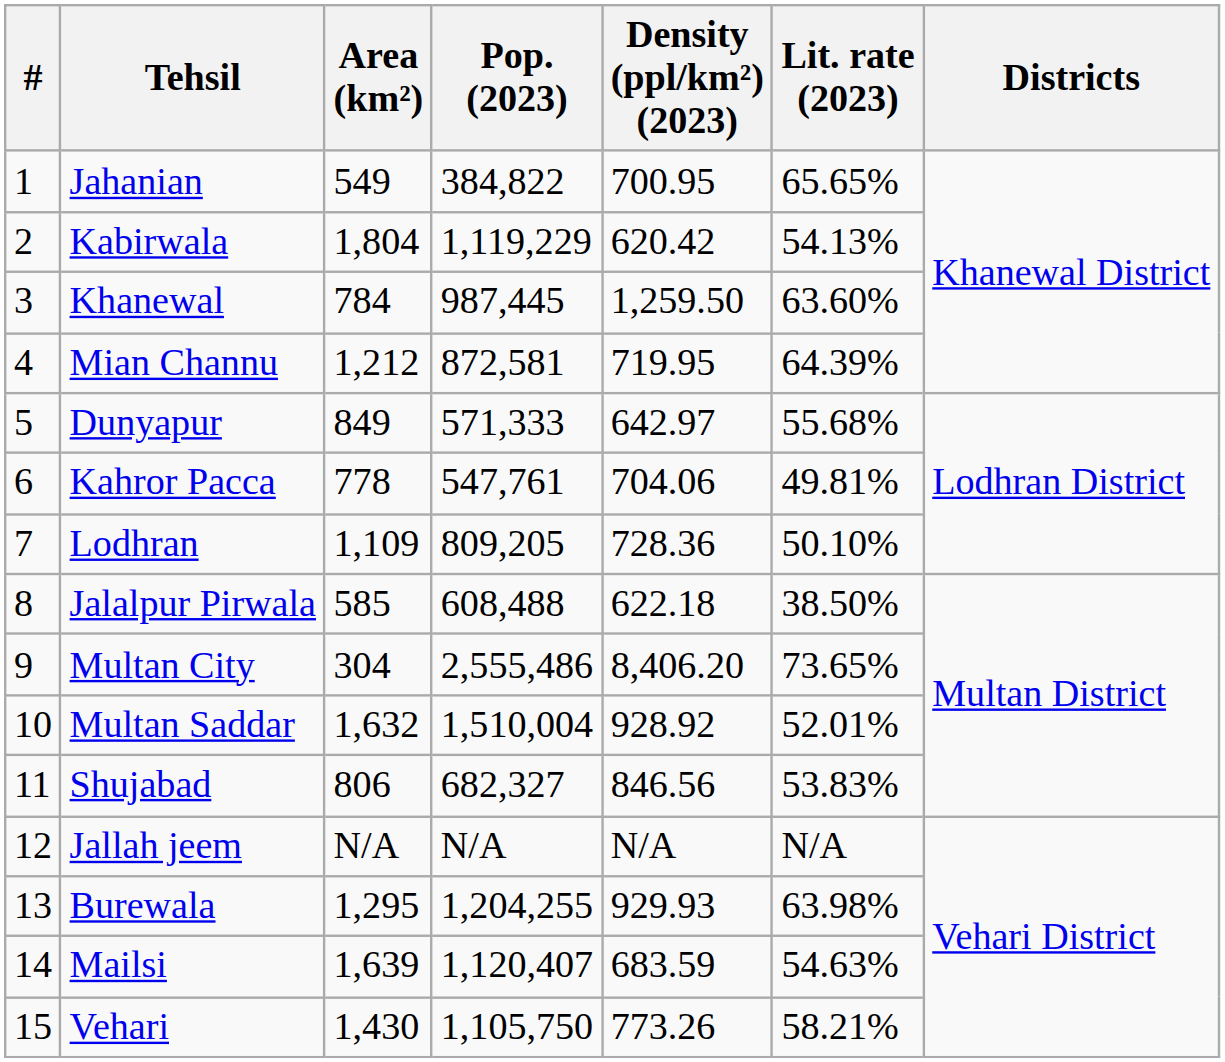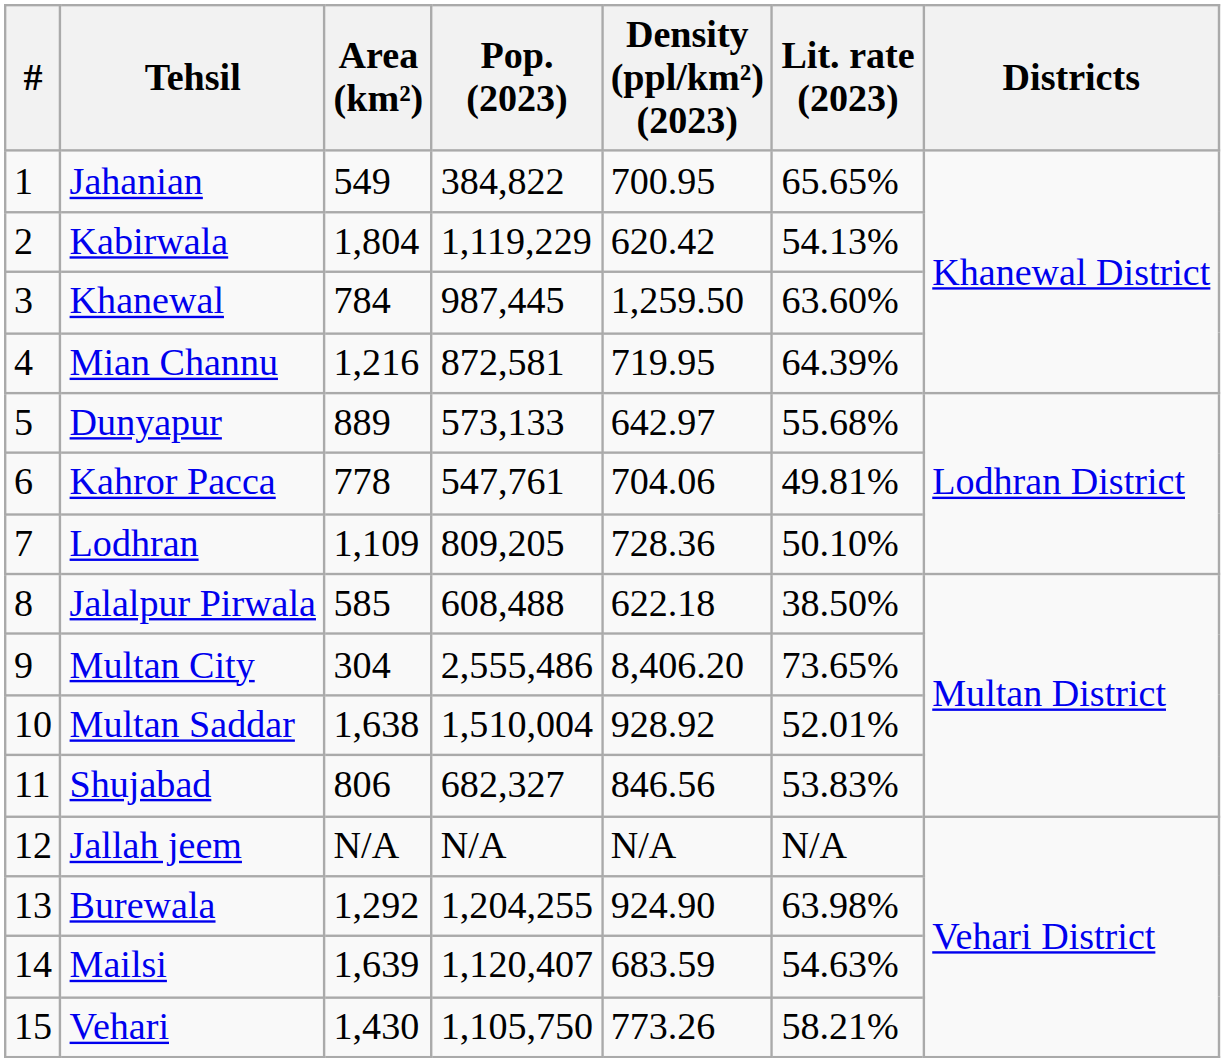(376, 361) 1,212 -> (376, 361) 1,216
(362, 422) 849 -> (362, 422) 889
(503, 422) 571,333 -> (503, 422) 573,133
(376, 724) 1,632 -> (376, 724) 1,638
(376, 905) 1,295 -> (376, 905) 1,292
(663, 905) 929.93 -> (663, 905) 924.90
